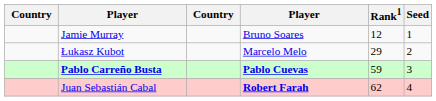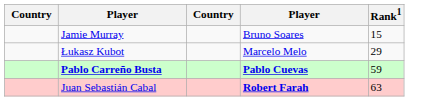- column: (418, 14)
(376, 34) 12 -> (376, 34) 15
(376, 87) 62 -> (376, 87) 63
